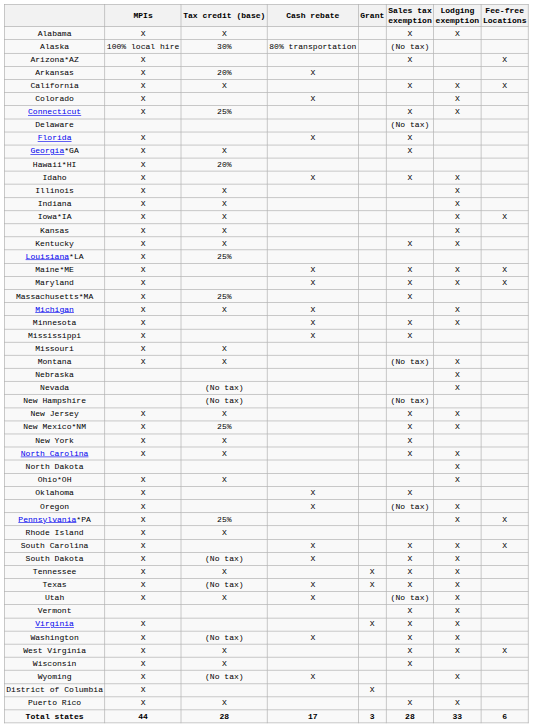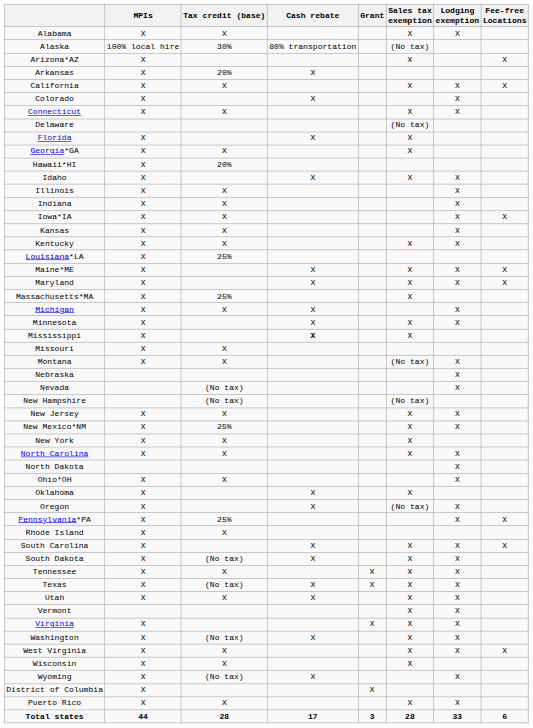(224, 112) 25% -> (224, 112) X
(313, 335) normal -> (313, 335) bold
(410, 598) (No tax) -> (410, 598) X
